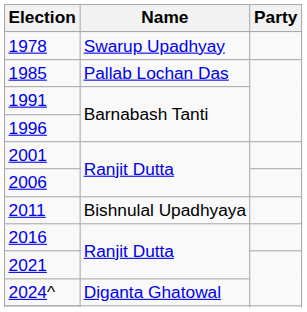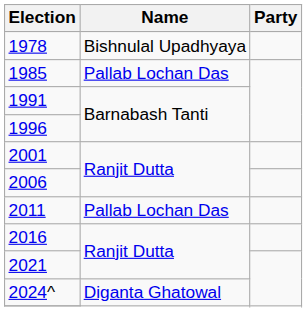(154, 45) Swarup Upadhyay -> (165, 45) Bishnulal Upadhyaya
(165, 210) Bishnulal Upadhyaya -> (156, 210) Pallab Lochan Das
